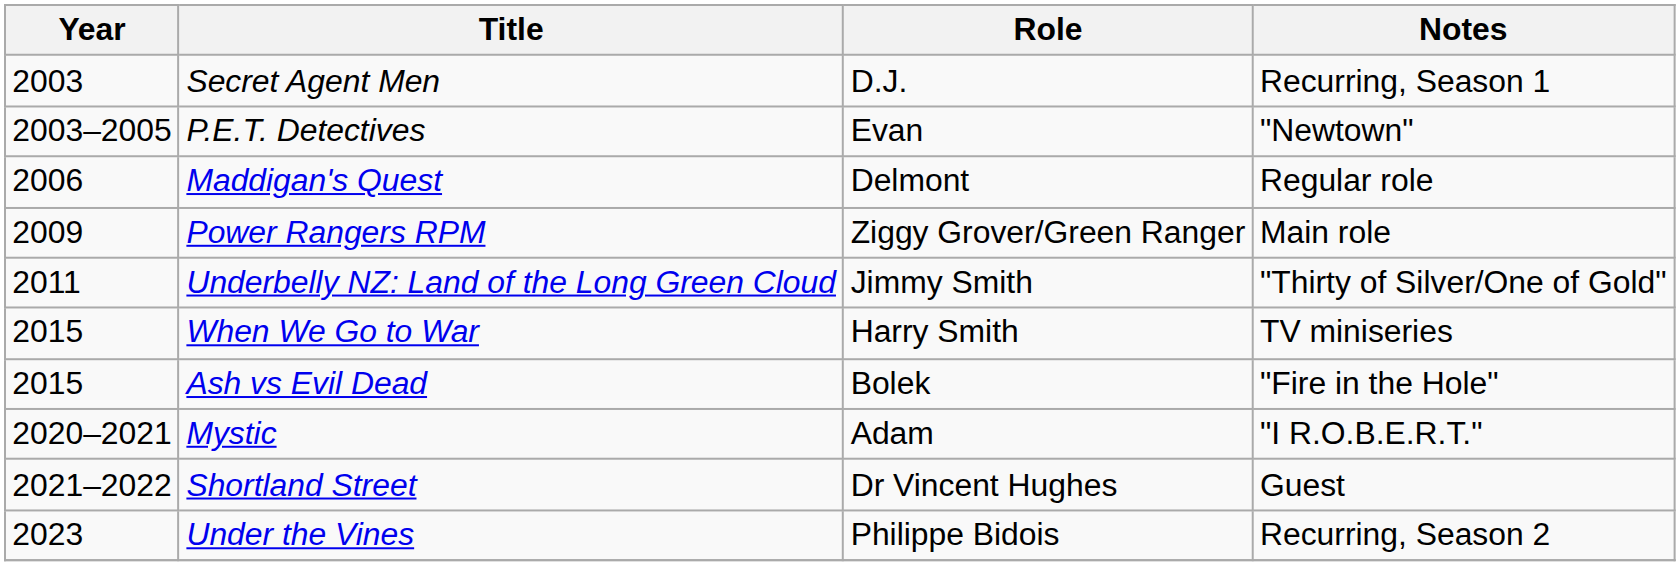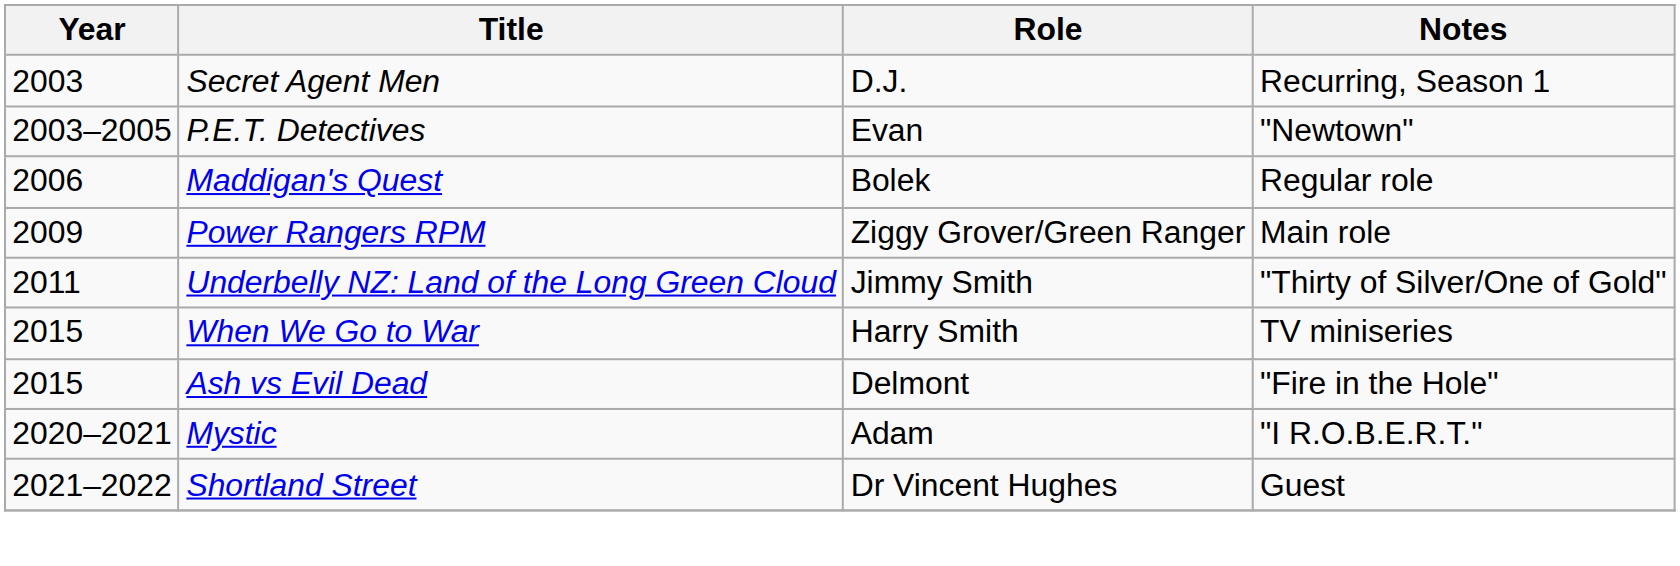(910, 181) Delmont -> (890, 181) Bolek
(890, 383) Bolek -> (910, 383) Delmont
- row: (300, 534)
